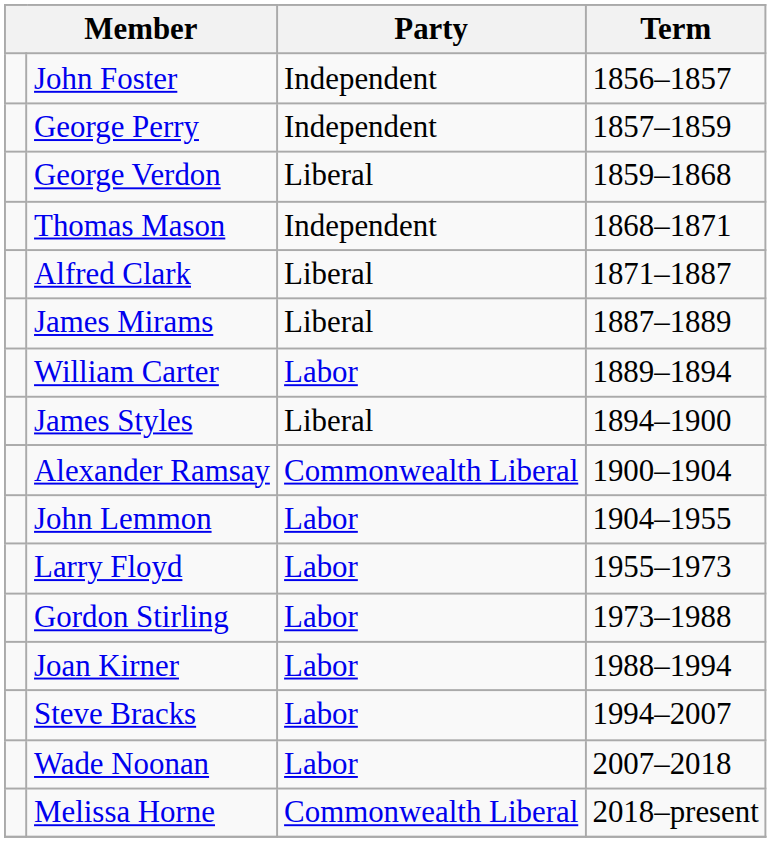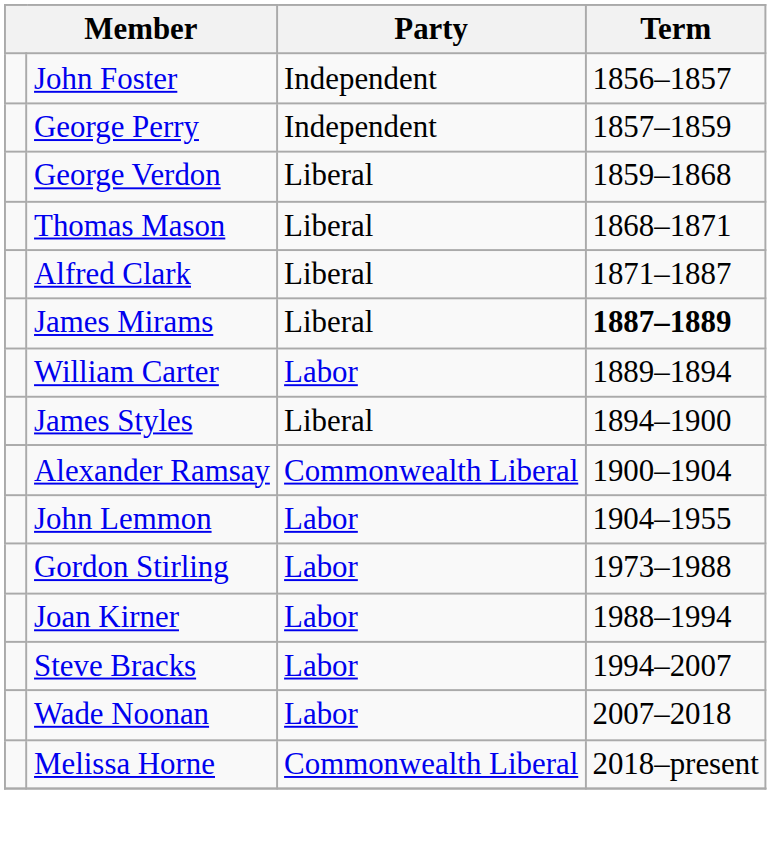(360, 224) Independent -> (329, 224) Liberal
(662, 322) normal -> (662, 322) bold
- row: (108, 567)
